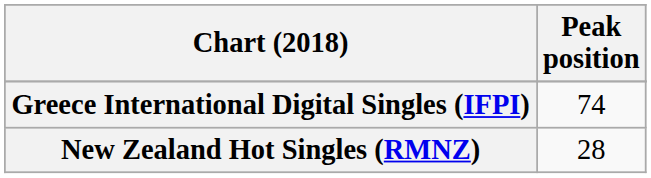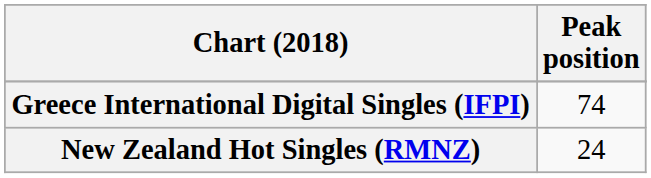(591, 149) 28 -> (591, 149) 24
